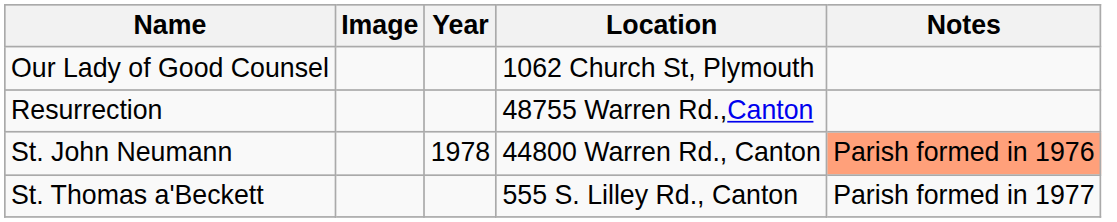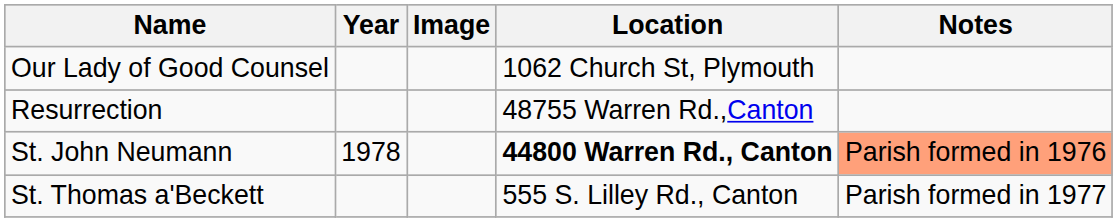columns swapped: (380, 25) <-> (460, 25)
(662, 152) normal -> (668, 152) bold
